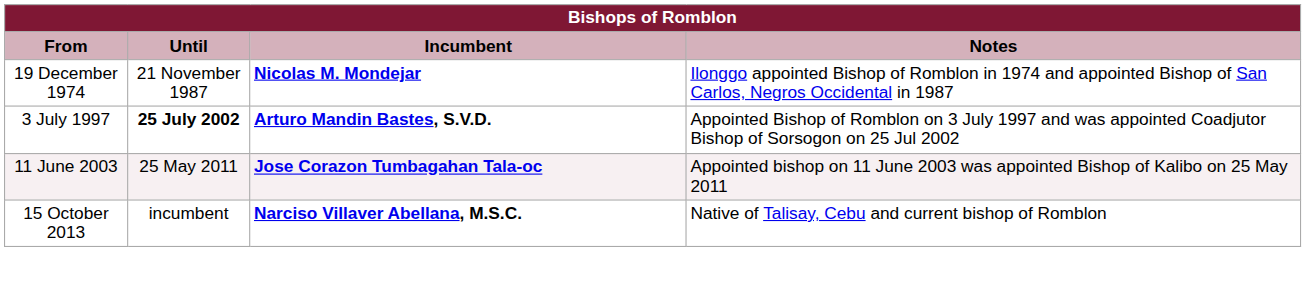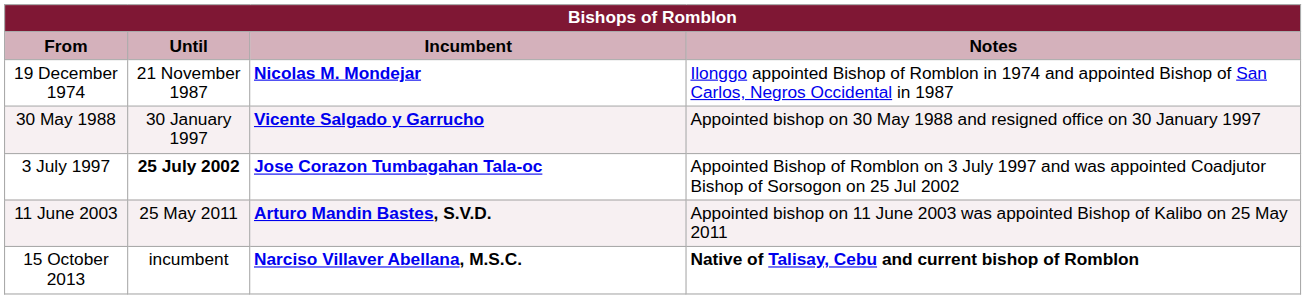+ row: (66, 119)
(373, 119) Arturo Mandin Bastes, S.V.D. -> (398, 166) Jose Corazon Tumbagahan Tala-oc
(398, 166) Jose Corazon Tumbagahan Tala-oc -> (373, 213) Arturo Mandin Bastes, S.V.D.
(899, 213) normal -> (915, 260) bold
